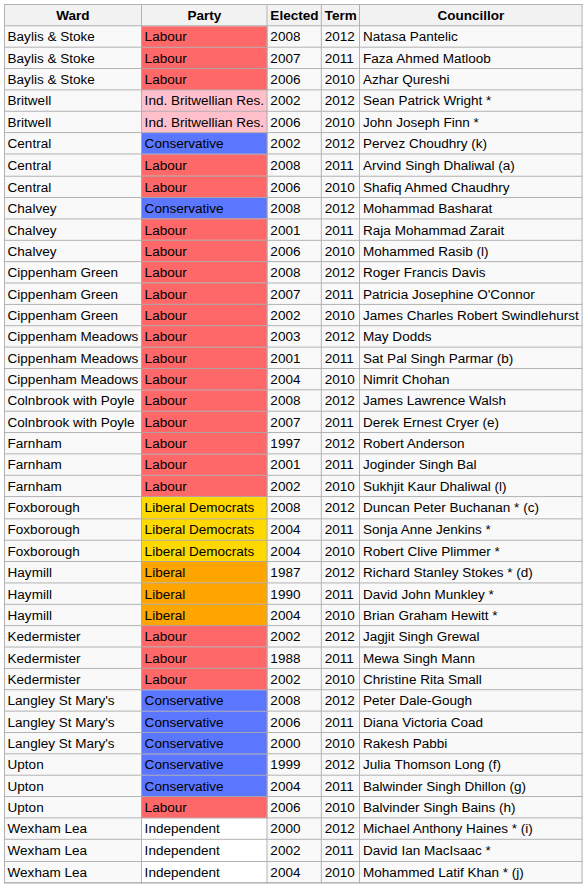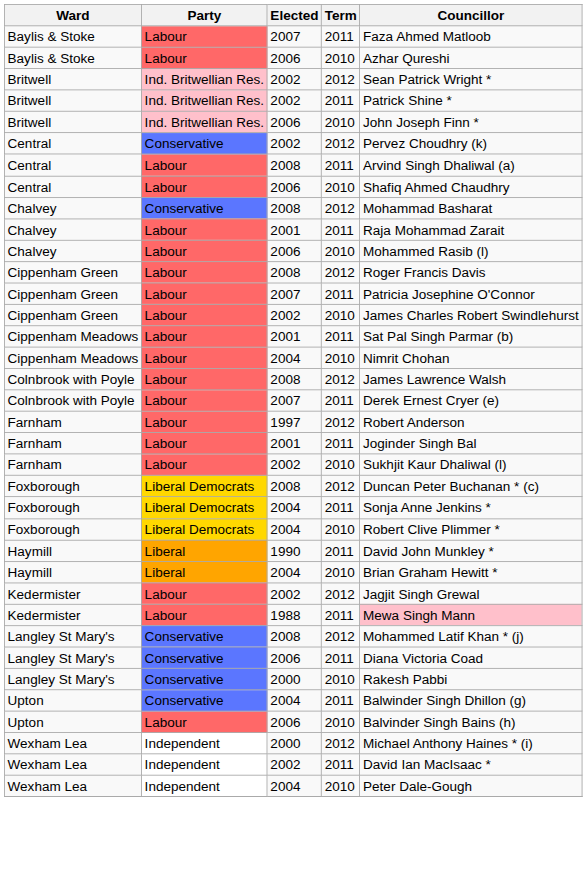- row: (51, 37)
+ row: (29, 101)
- row: (73, 337)
- row: (30, 572)
(419, 658) no background -> (419, 615) pink background
- row: (44, 679)
(418, 701) Peter Dale-Gough -> (443, 636) Mohammed Latif Khan * (j)
- row: (26, 765)
(443, 872) Mohammed Latif Khan * (j) -> (418, 786) Peter Dale-Gough
